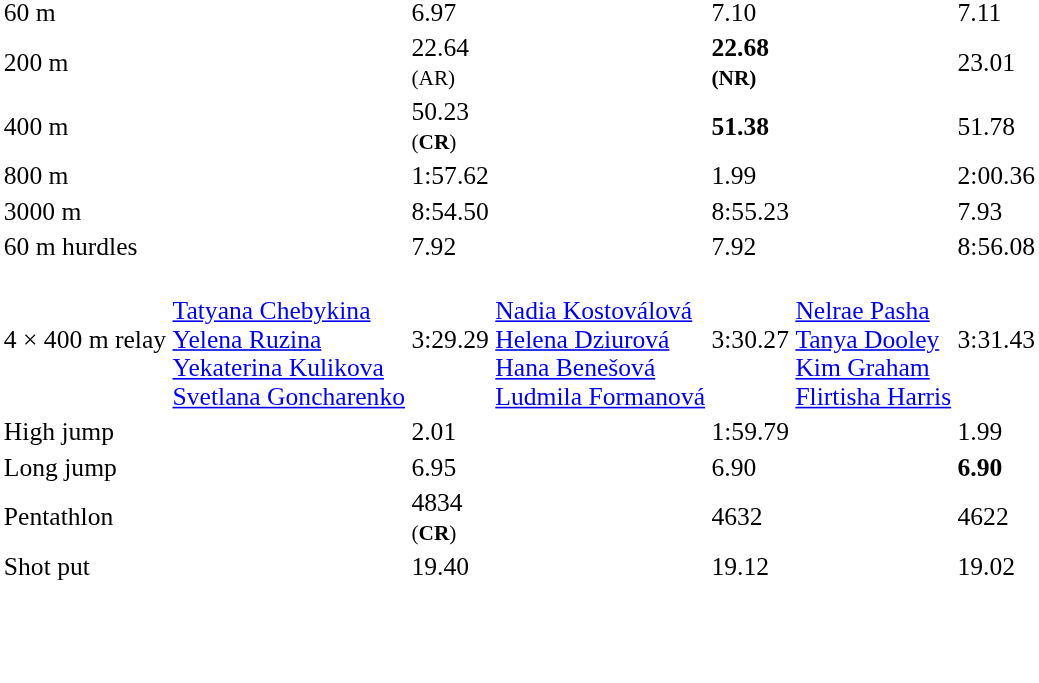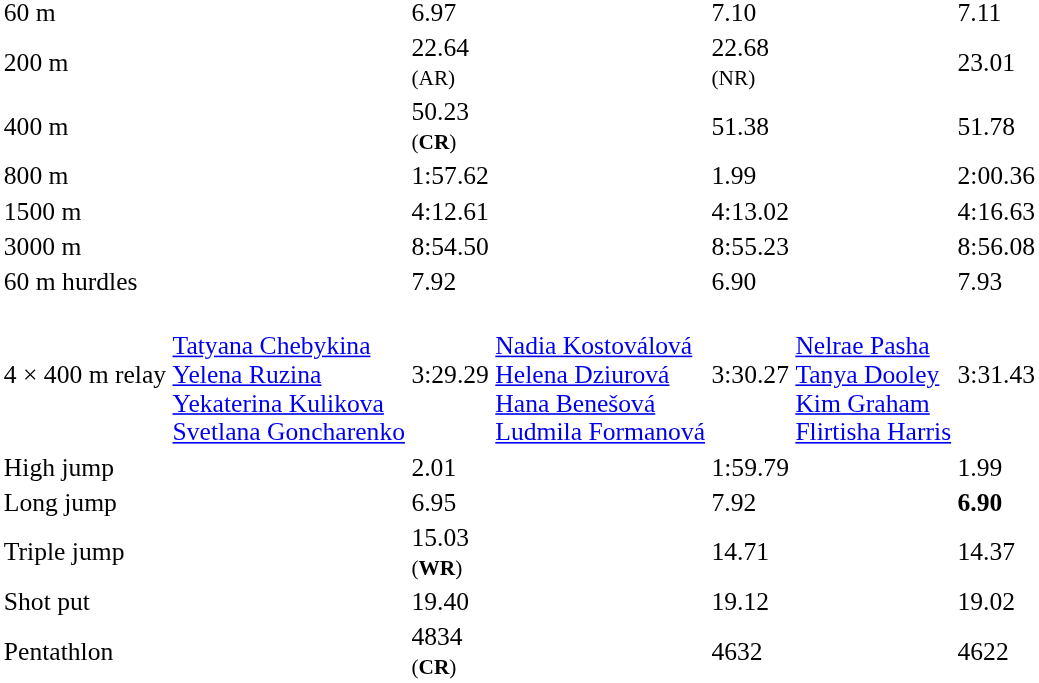(740, 62) bold -> (740, 62) normal
(740, 126) bold -> (740, 126) normal
+ row: (43, 211)
(980, 211) 7.93 -> (996, 246) 8:56.08
(734, 246) 7.92 -> (734, 281) 6.90
(996, 246) 8:56.08 -> (980, 281) 7.93
(734, 467) 6.90 -> (734, 502) 7.92
+ row: (64, 552)
rows swapped: (47, 566) <-> (59, 516)
